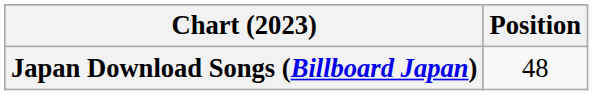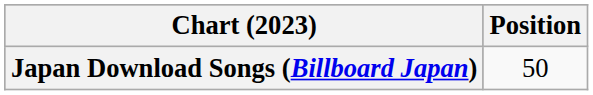(535, 67) 48 -> (535, 67) 50
